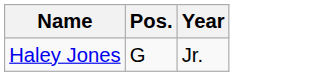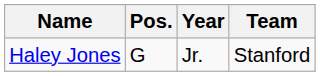+ column: (272, 20)
